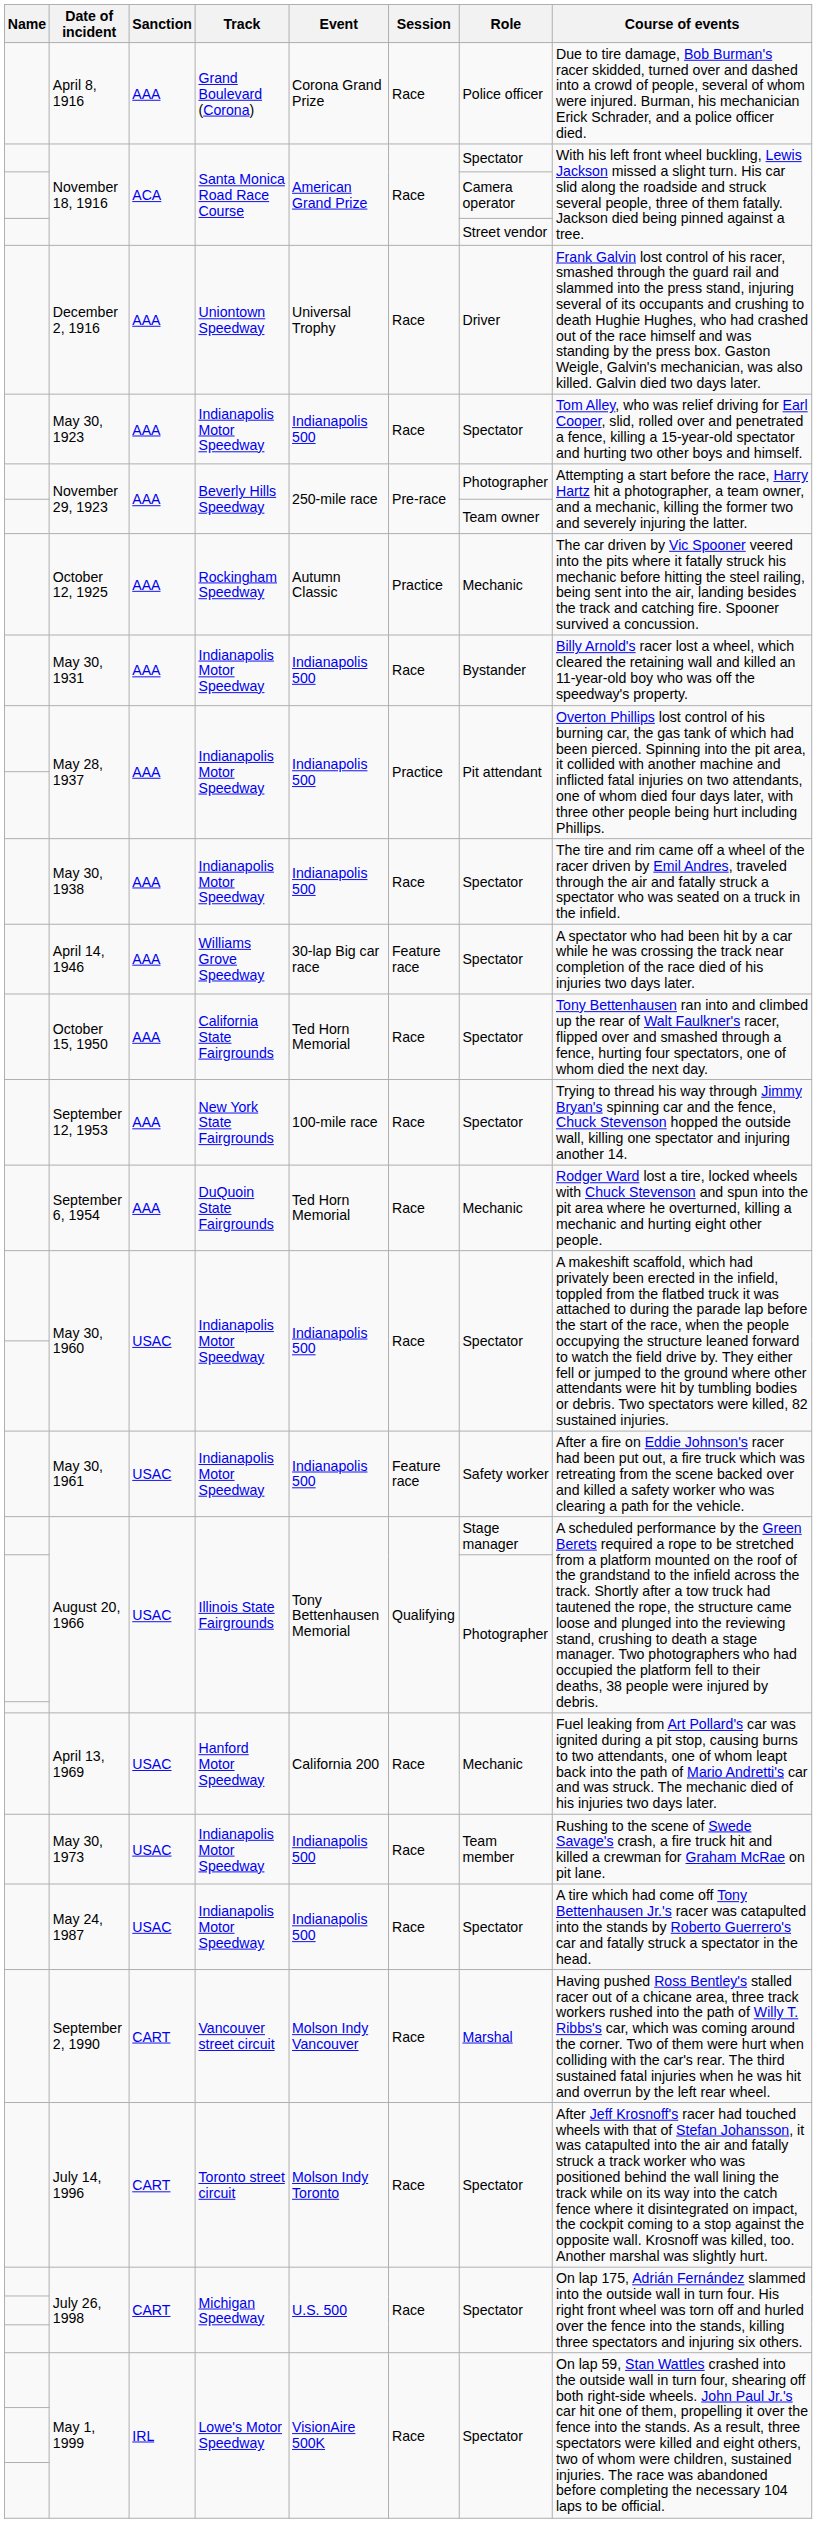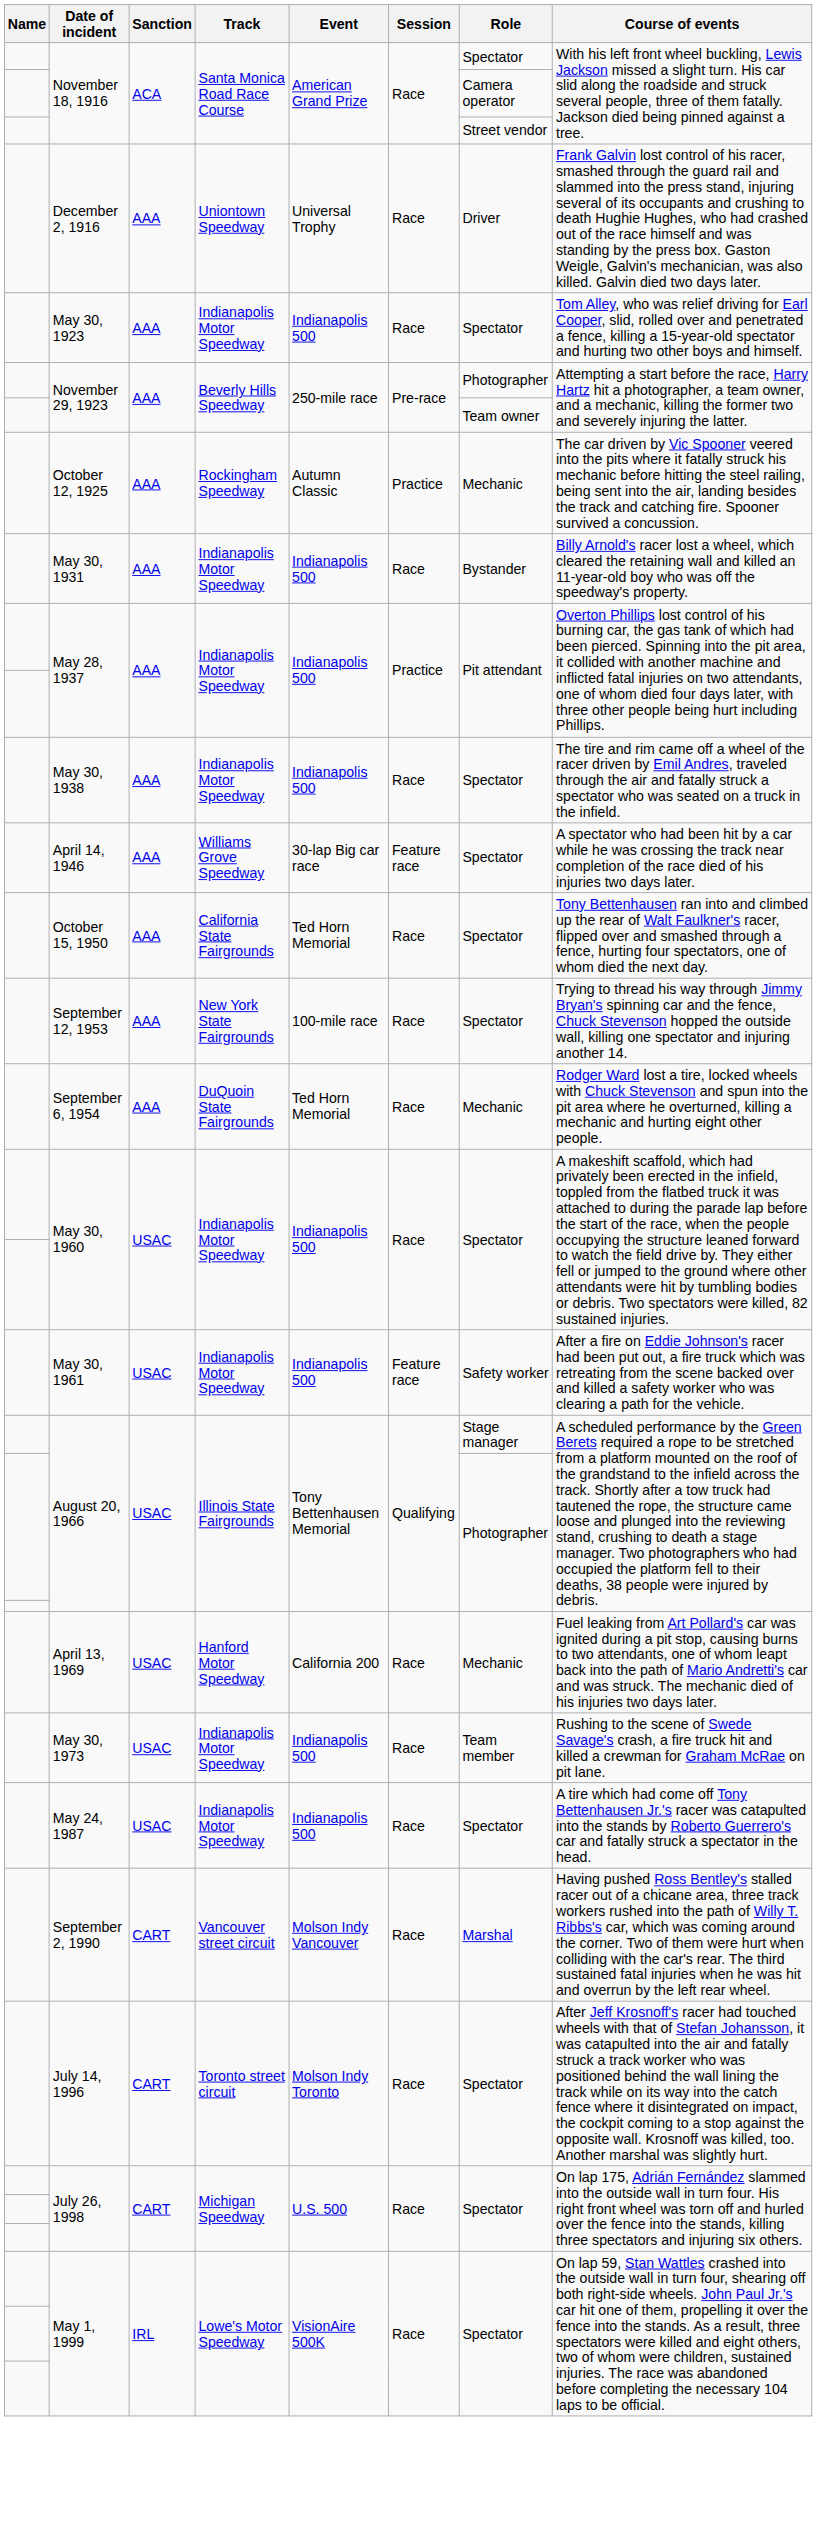- row: (75, 94)
